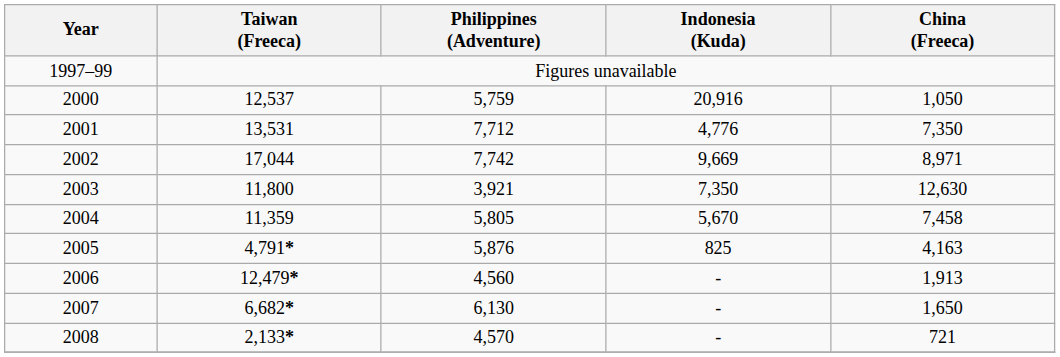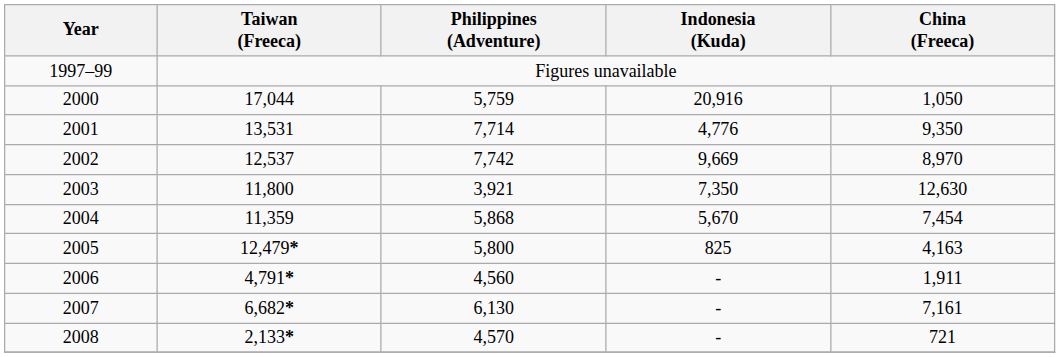(269, 100) 12,537 -> (269, 100) 17,044
(494, 130) 7,712 -> (494, 130) 7,714
(943, 130) 7,350 -> (943, 130) 9,350
(269, 159) 17,044 -> (269, 159) 12,537
(943, 159) 8,971 -> (943, 159) 8,970
(494, 219) 5,805 -> (494, 219) 5,868
(943, 219) 7,458 -> (943, 219) 7,454
(269, 248) 4,791* -> (269, 248) 12,479*
(494, 248) 5,876 -> (494, 248) 5,800
(269, 278) 12,479* -> (269, 278) 4,791*
(943, 278) 1,913 -> (943, 278) 1,911
(943, 308) 1,650 -> (943, 308) 7,161
